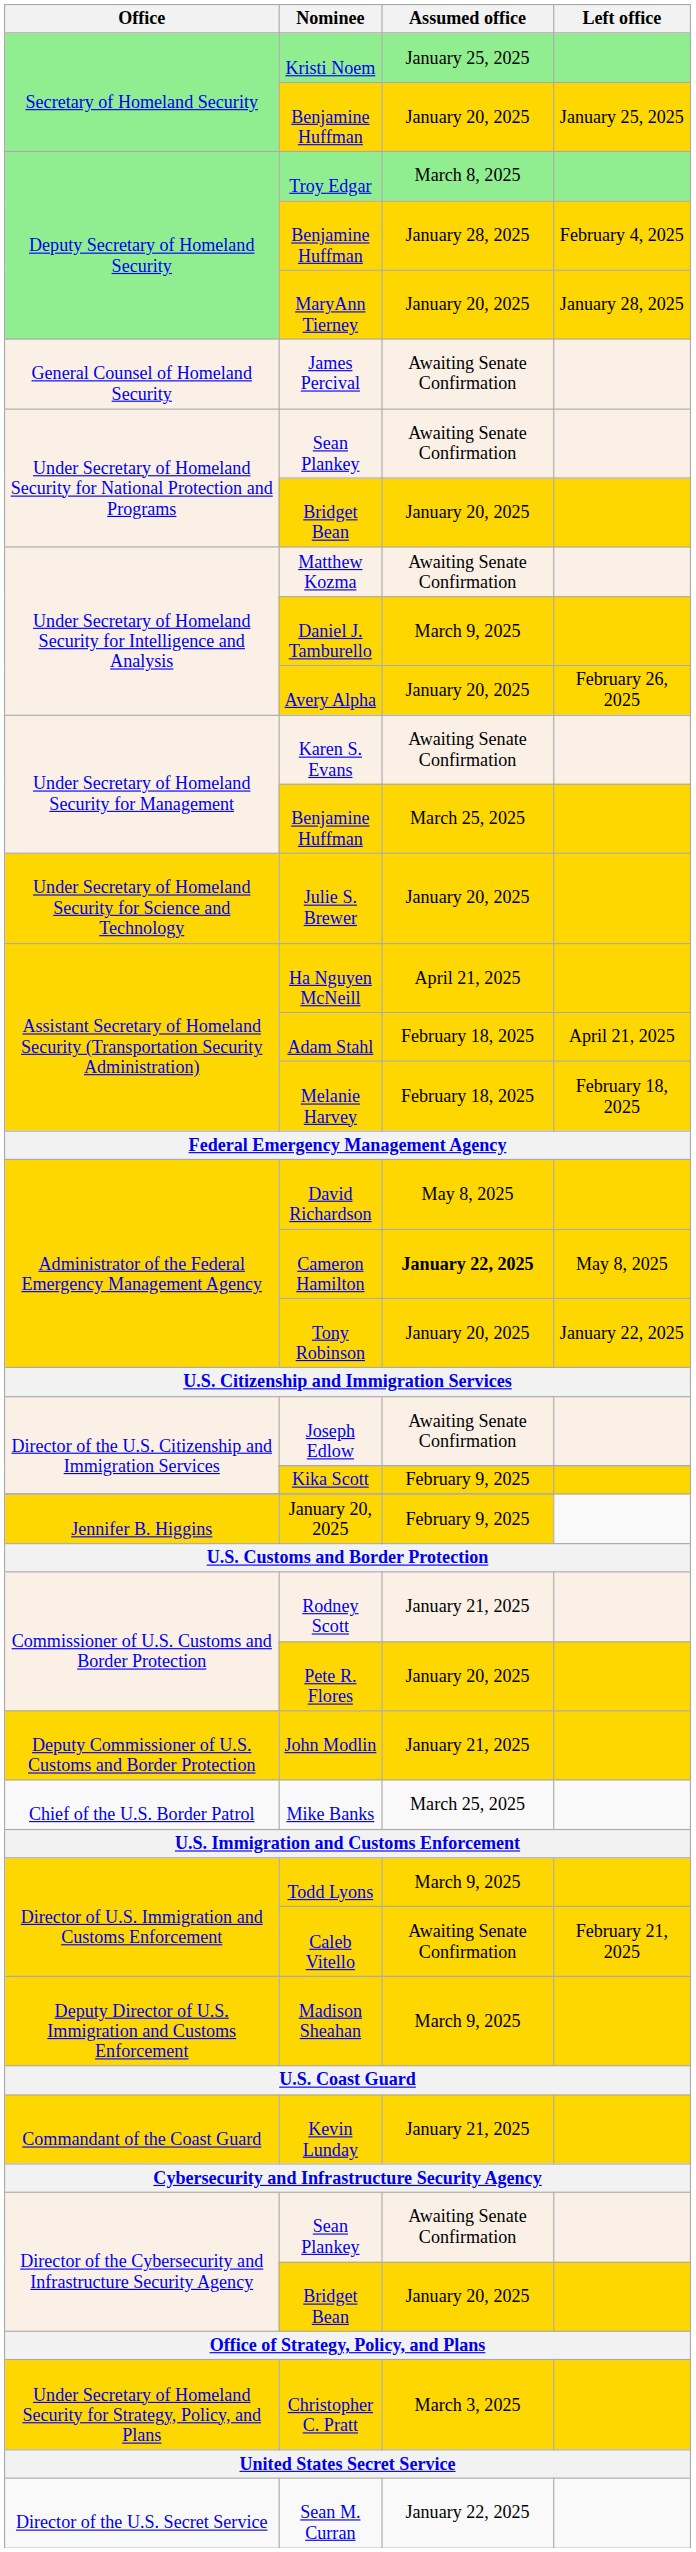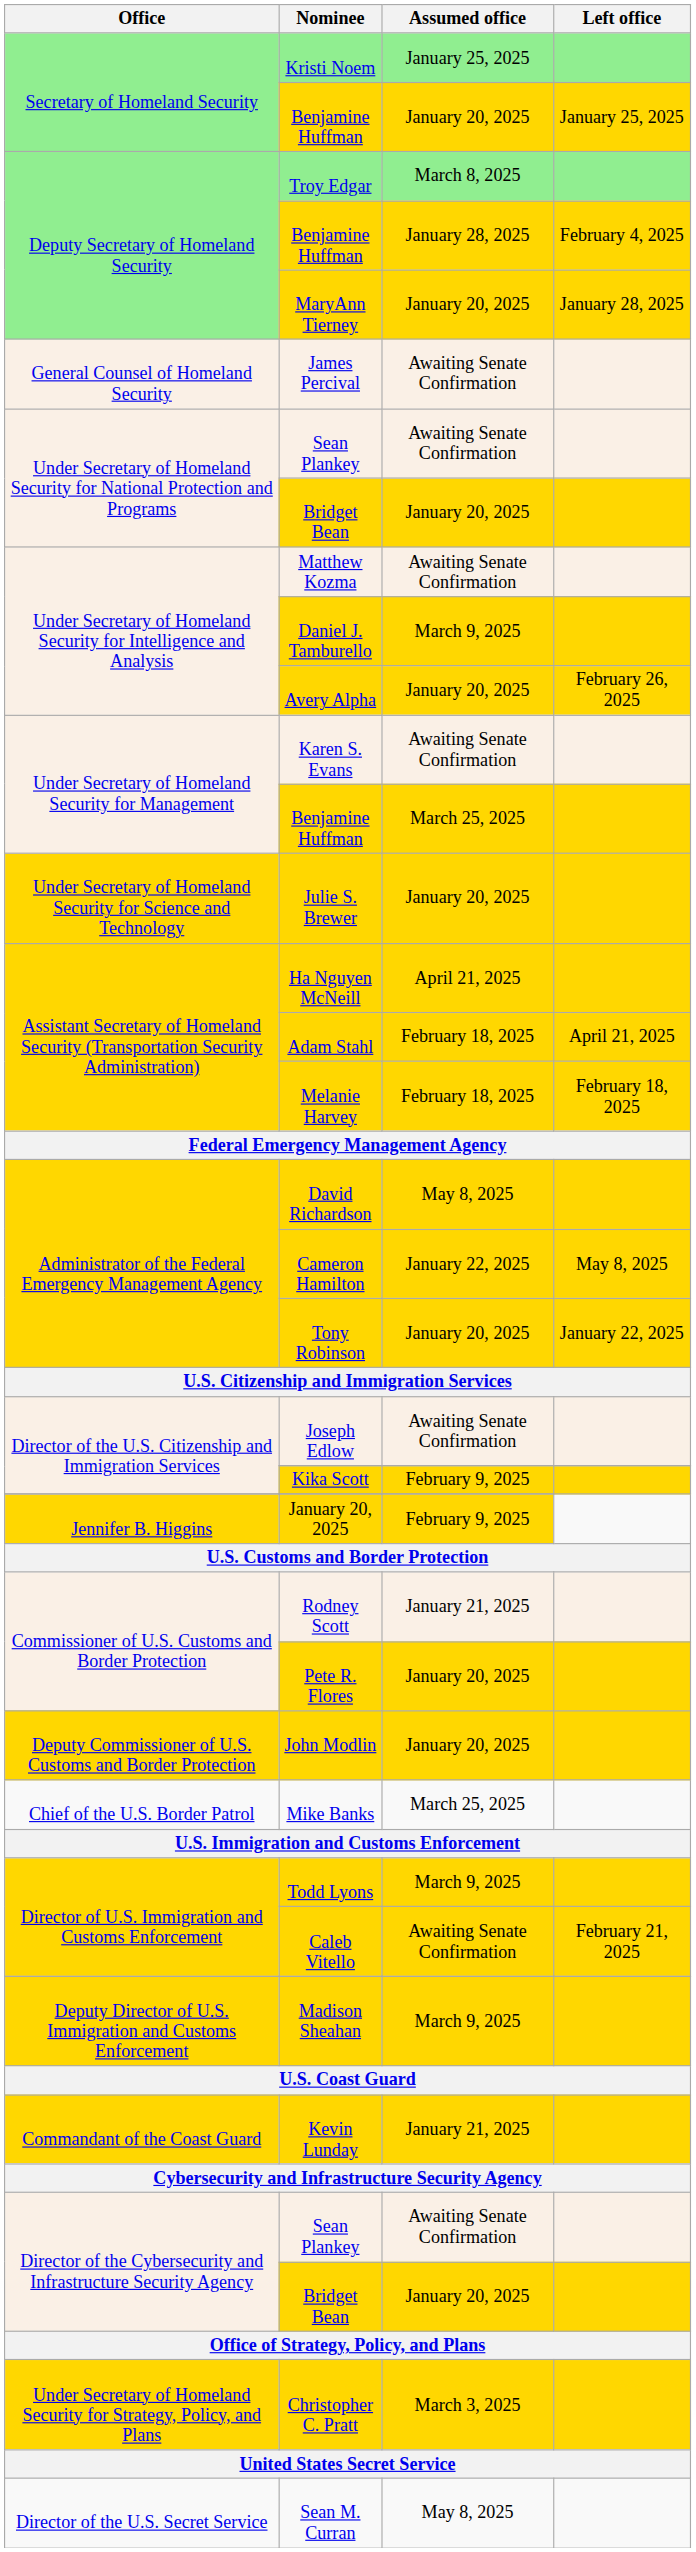(468, 1263) bold -> (468, 1263) normal
(468, 1745) January 21, 2025 -> (468, 1745) January 20, 2025
(468, 2512) January 22, 2025 -> (468, 2512) May 8, 2025
